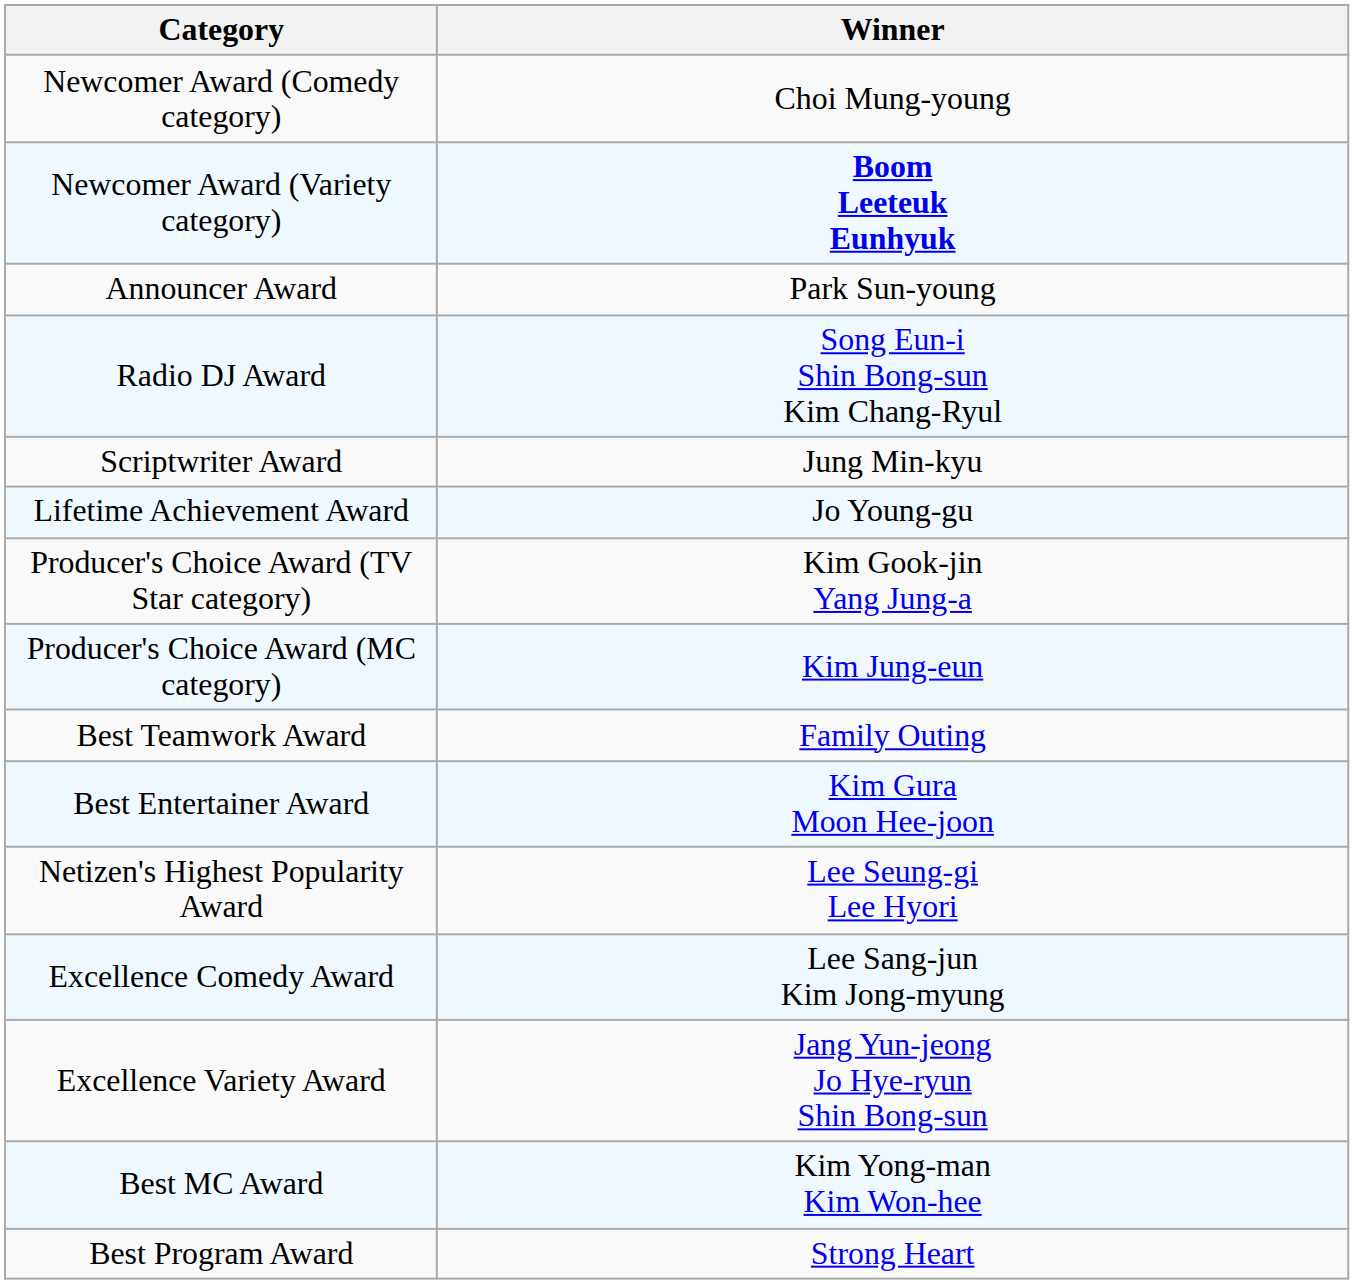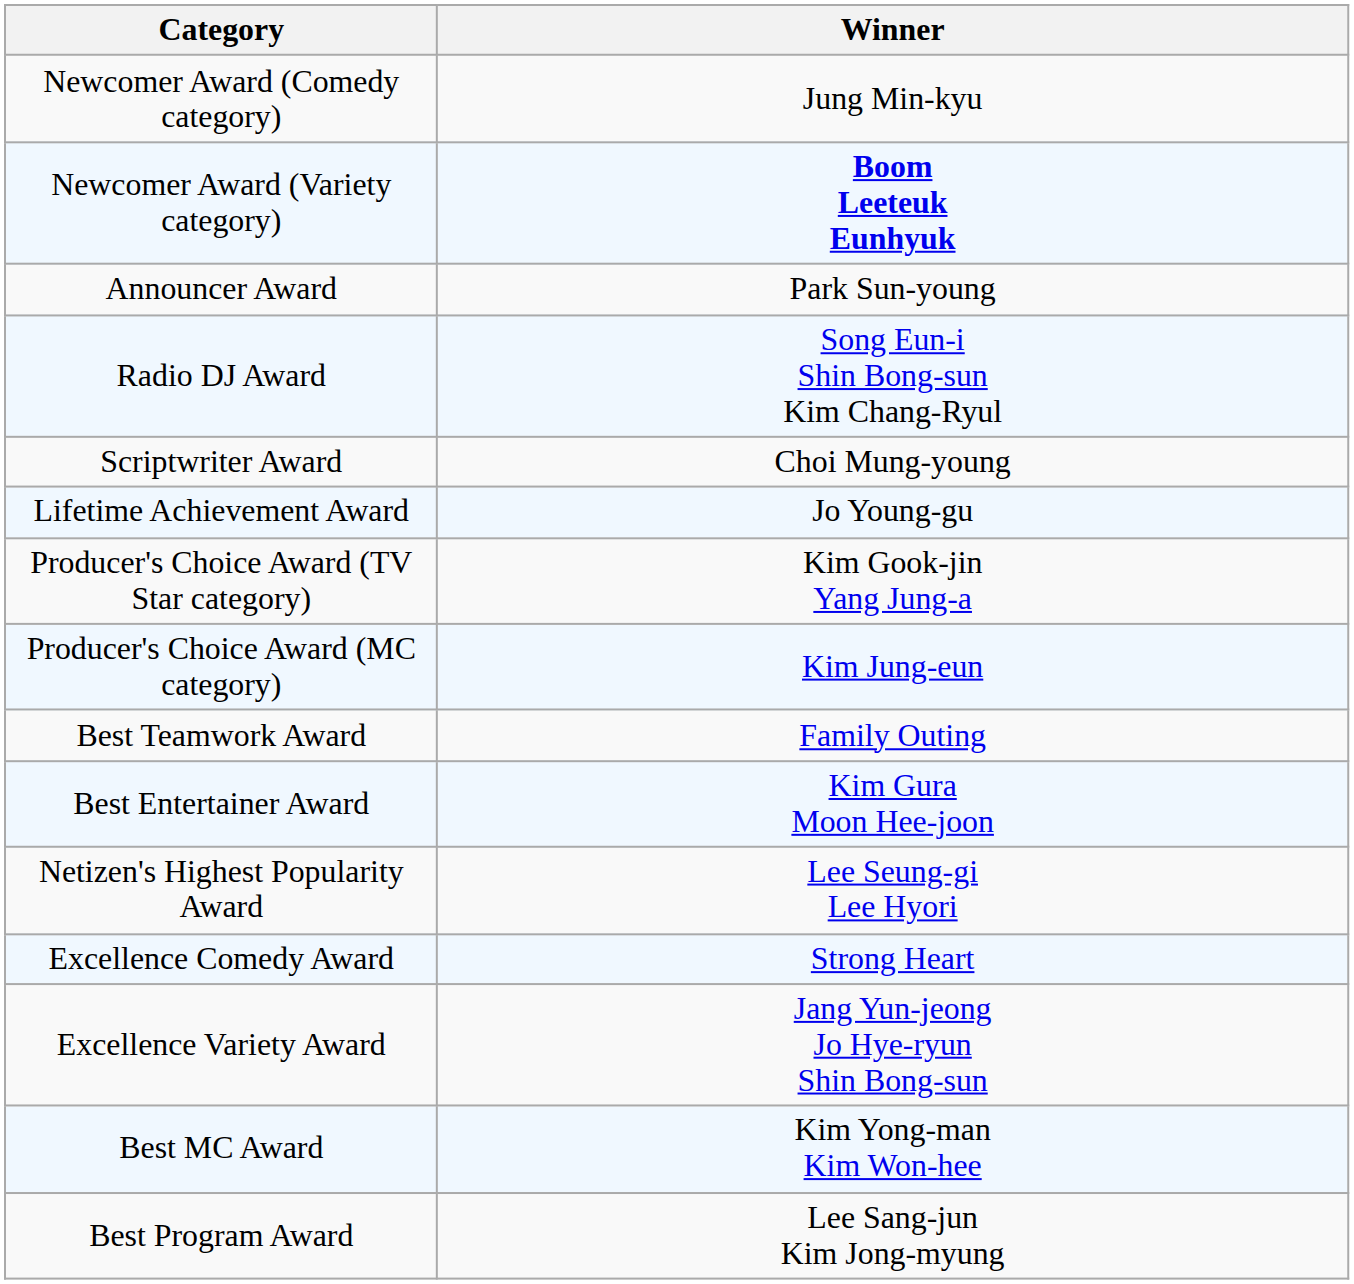(893, 98) Choi Mung-young -> (893, 98) Jung Min-kyu
(893, 461) Jung Min-kyu -> (893, 461) Choi Mung-young
(893, 975) Lee Sang-jun Kim Jong-myung -> (893, 958) Strong Heart
(893, 1252) Strong Heart -> (893, 1234) Lee Sang-jun Kim Jong-myung
